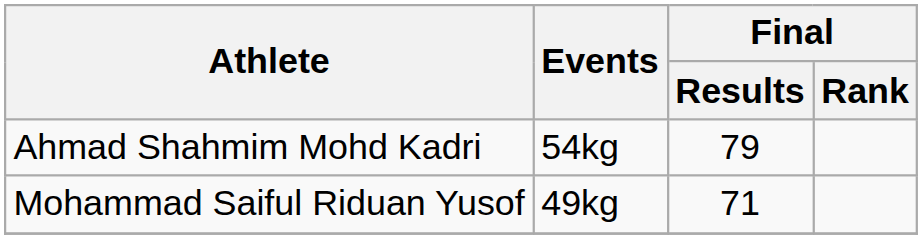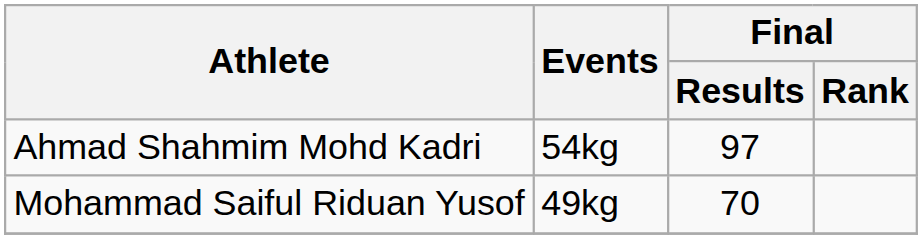(740, 146) 79 -> (740, 146) 97
(740, 203) 71 -> (740, 203) 70
